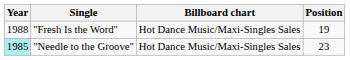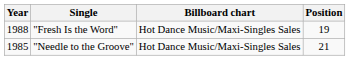(18, 47) paleturquoise background -> (18, 47) no background
(324, 47) 23 -> (324, 47) 21
